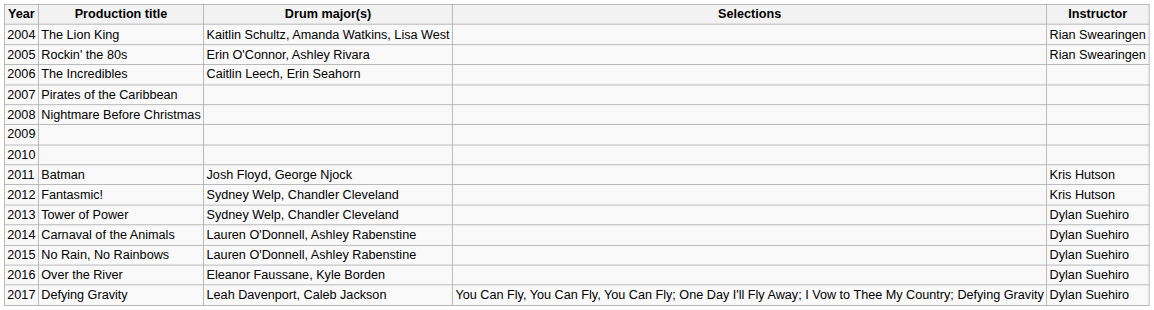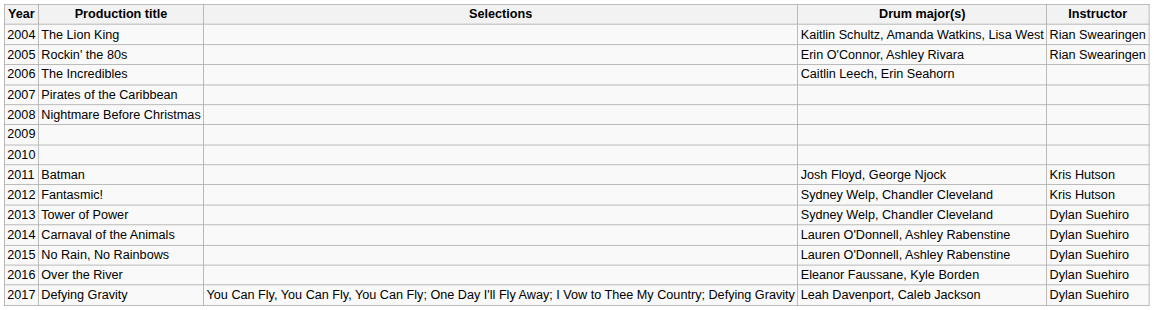columns swapped: (328, 14) <-> (750, 14)
